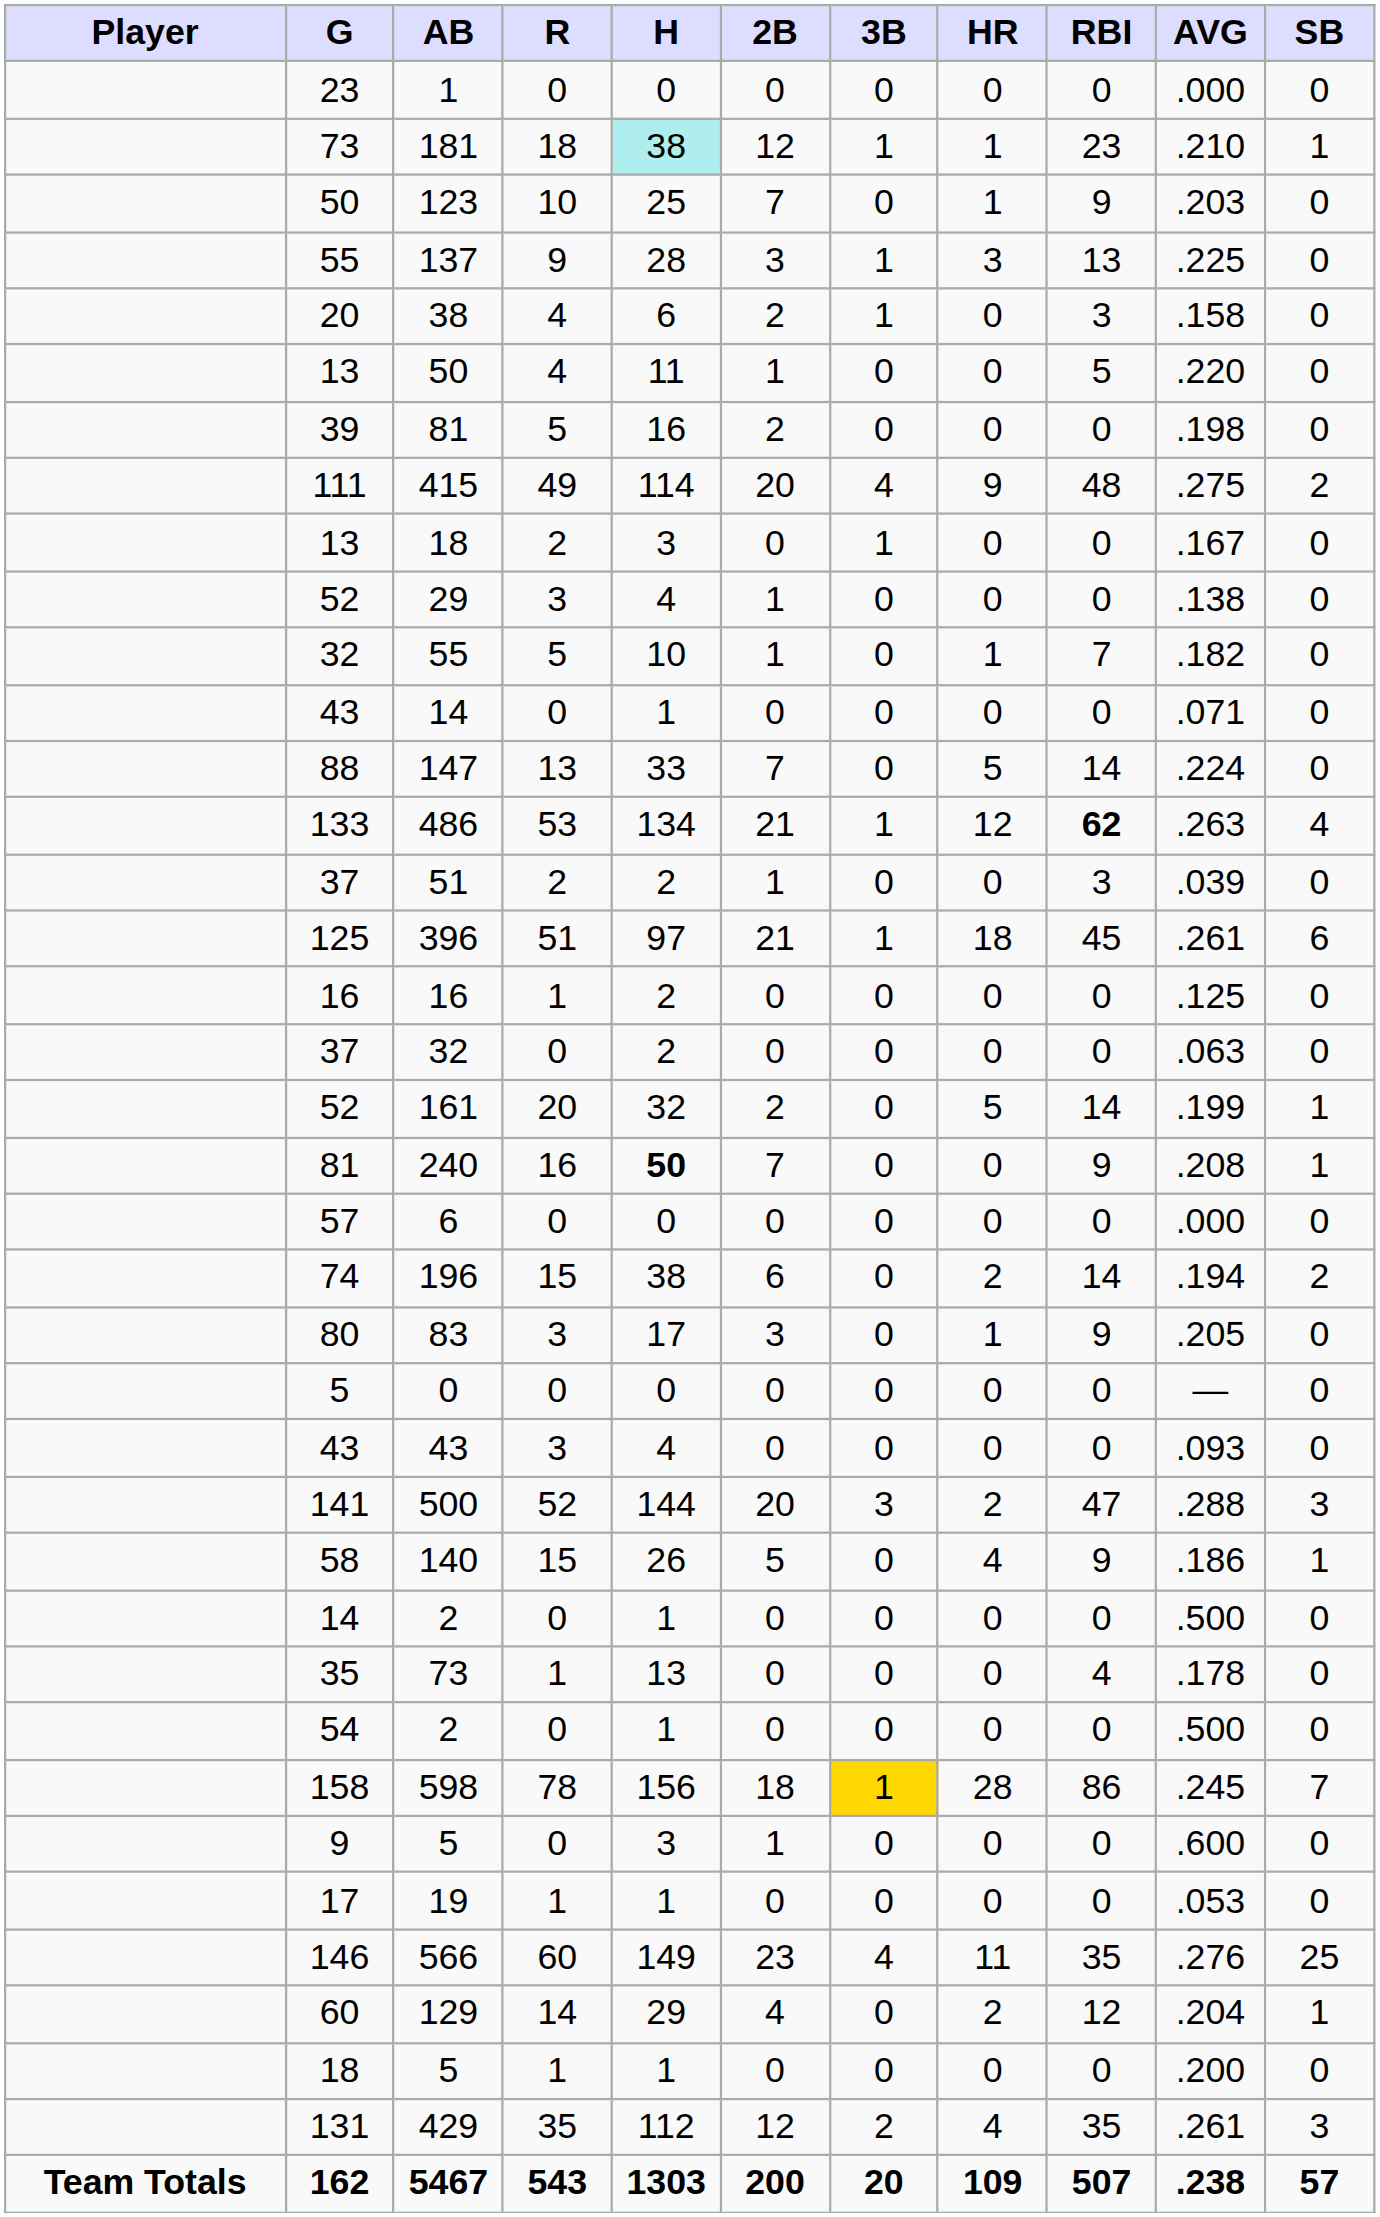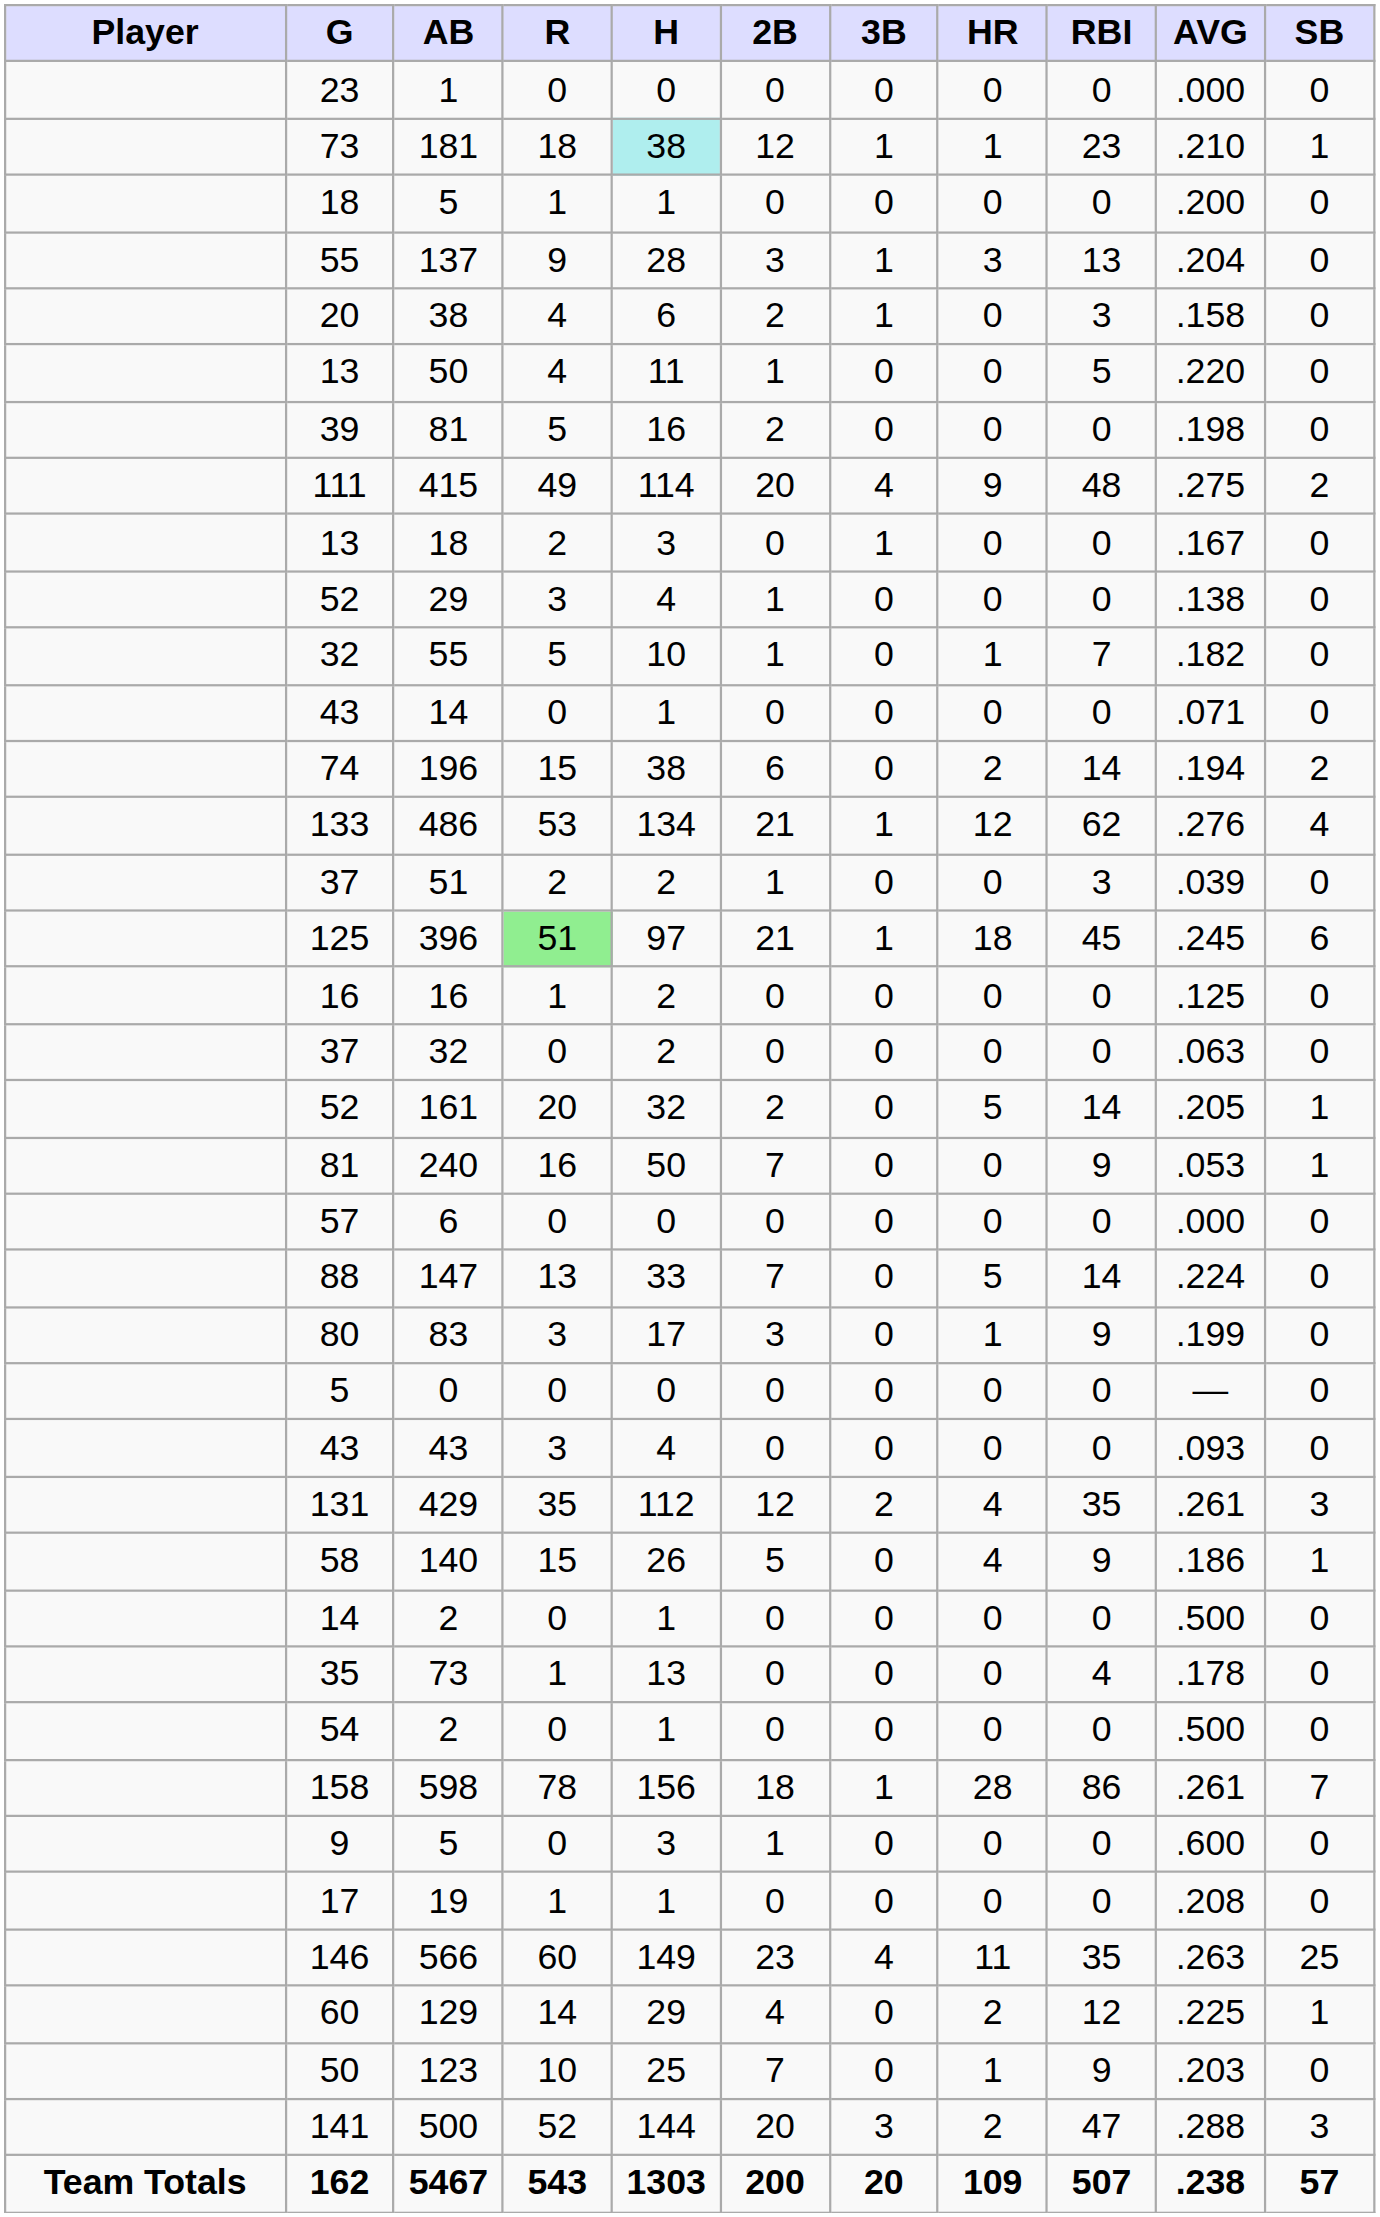rows swapped: (340, 2069) <-> (340, 202)
(1210, 259) .225 -> (1210, 259) .204
rows swapped: (340, 1277) <-> (340, 768)
(1102, 825) bold -> (1102, 825) normal
(1210, 825) .263 -> (1210, 825) .276
(557, 938) no background -> (557, 938) lightgreen background
(1210, 938) .261 -> (1210, 938) .245
(1210, 1107) .199 -> (1210, 1107) .205
(666, 1164) bold -> (666, 1164) normal
(1210, 1164) .208 -> (1210, 1164) .053
(1210, 1334) .205 -> (1210, 1334) .199
rows swapped: (340, 2126) <-> (340, 1504)
(884, 1786) gold background -> (884, 1786) no background
(1210, 1786) .245 -> (1210, 1786) .261
(1210, 1900) .053 -> (1210, 1900) .208
(1210, 1956) .276 -> (1210, 1956) .263
(1210, 2013) .204 -> (1210, 2013) .225
